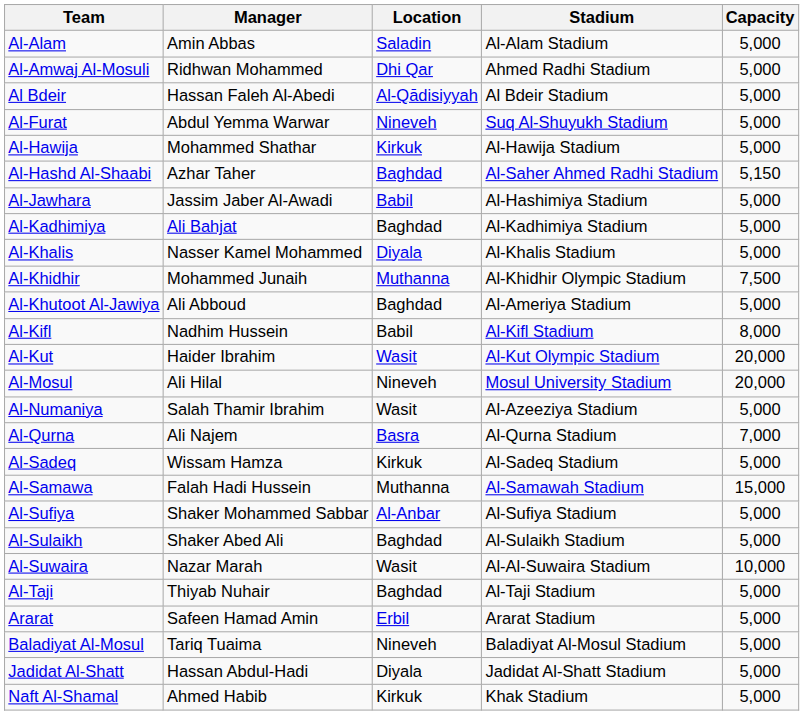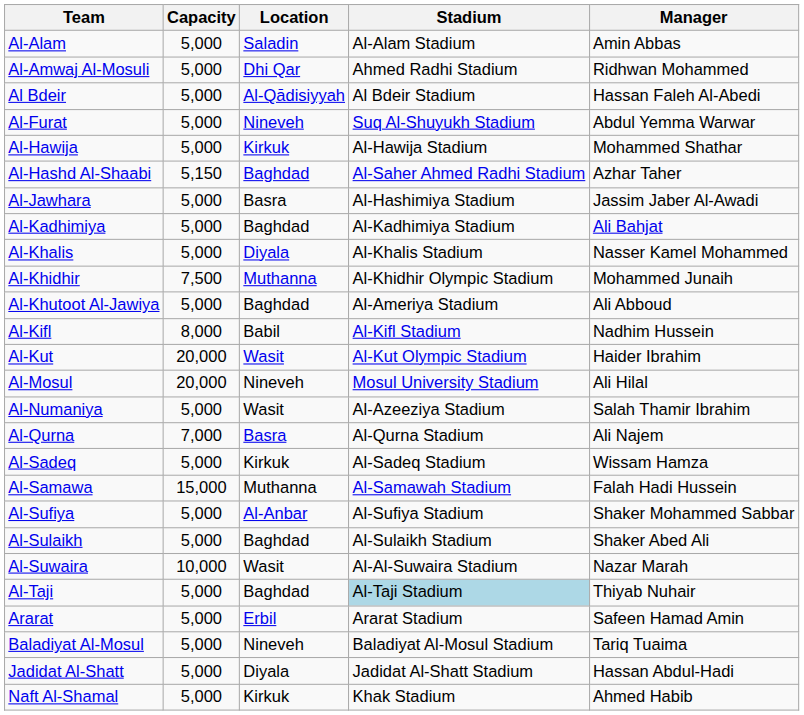columns swapped: (268, 17) <-> (760, 17)
(394, 200) Babil -> (265, 200) Basra
(540, 592) no background -> (408, 592) lightblue background
